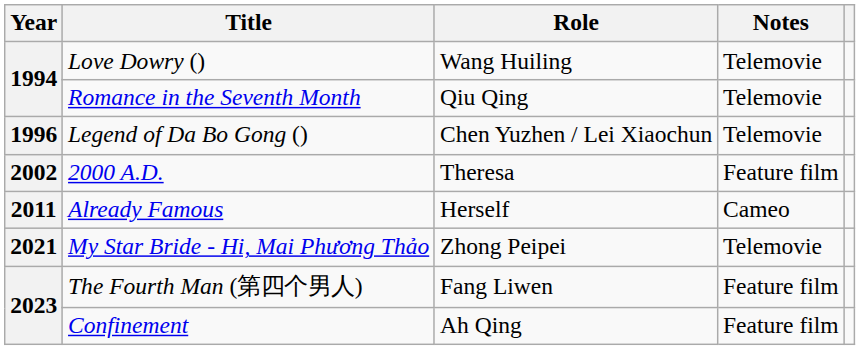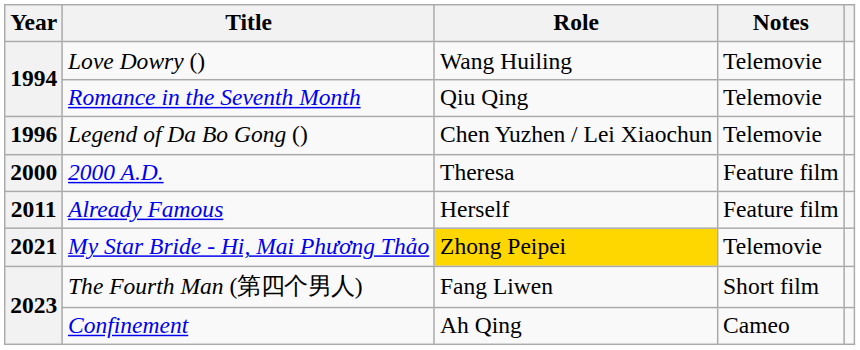(34, 172) 2002 -> (34, 172) 2000
(756, 209) Cameo -> (781, 209) Feature film
(503, 246) no background -> (503, 246) gold background
(781, 286) Feature film -> (771, 286) Short film
(781, 325) Feature film -> (756, 325) Cameo
